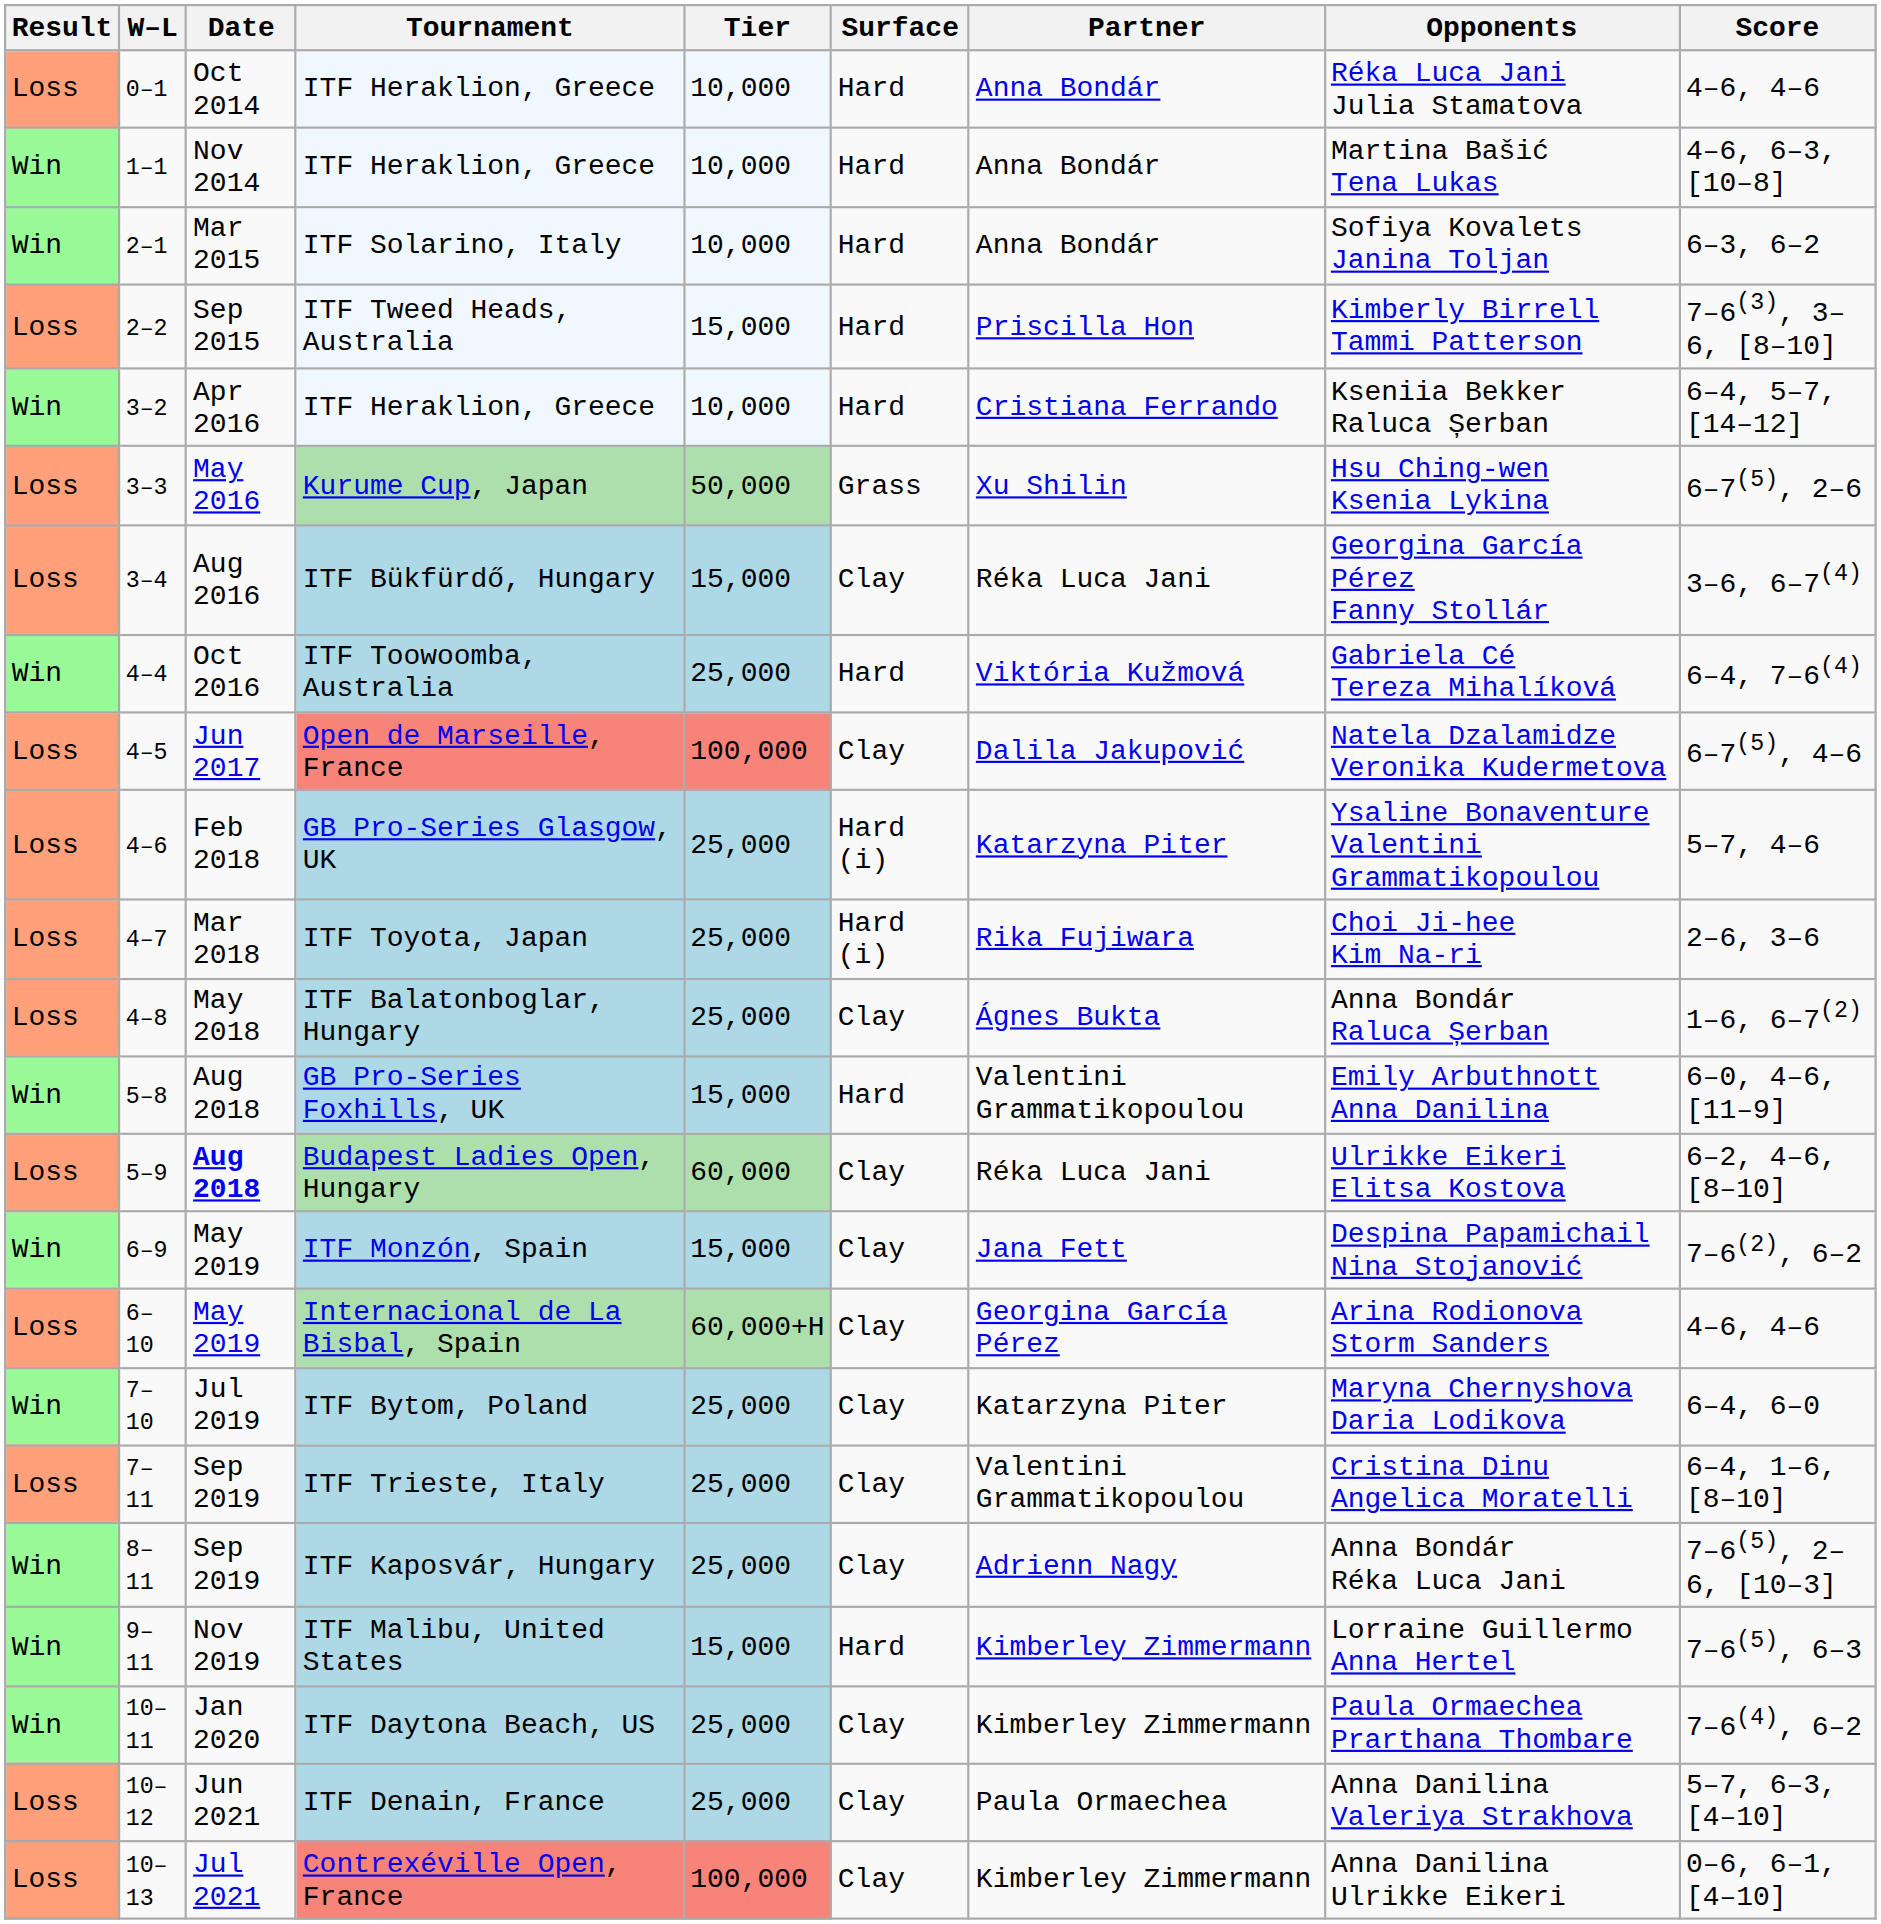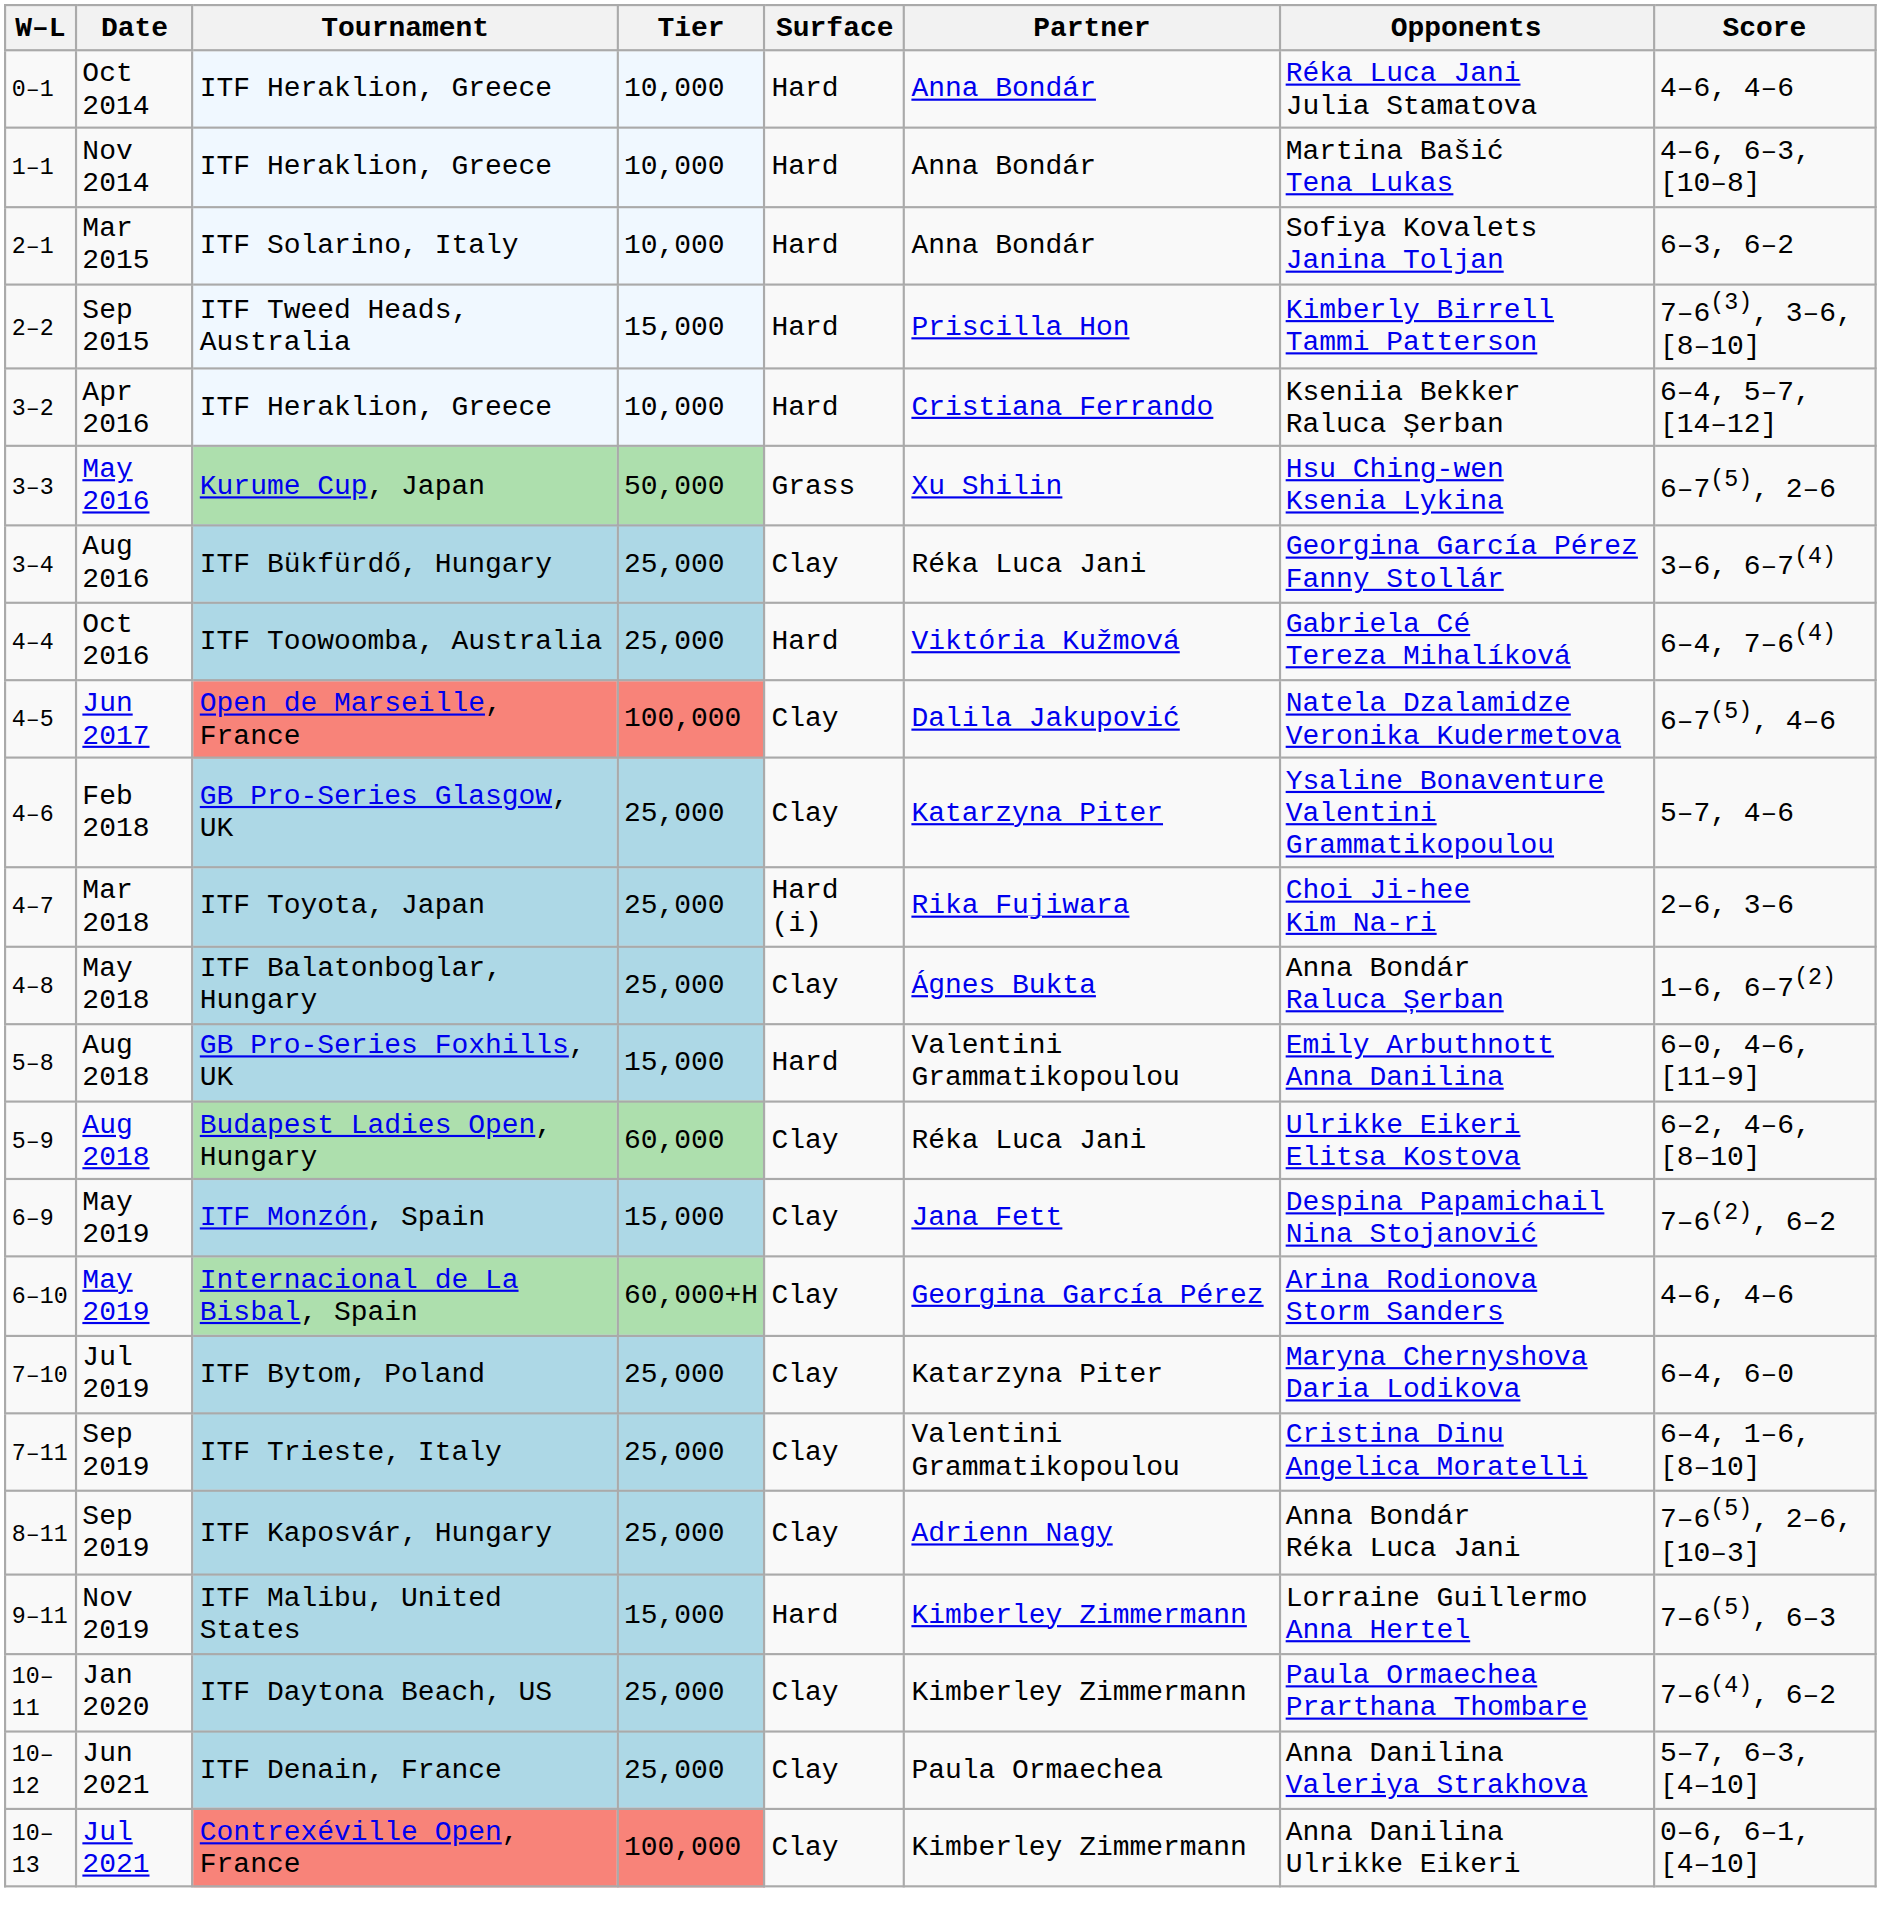- column: (62, 28)
(741, 580) 15,000 -> (674, 564) 25,000
(871, 845) Hard (i) -> (805, 813) Clay
(227, 1173) bold -> (116, 1140) normal
